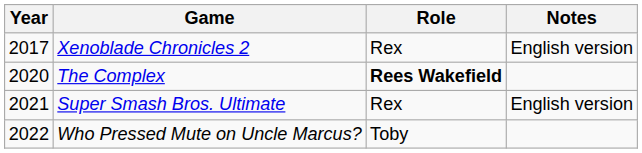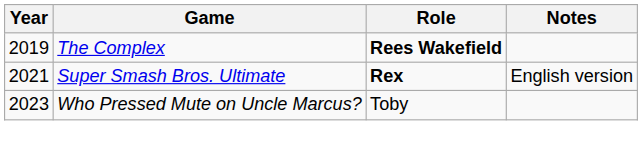- row: (153, 47)
(29, 76) 2020 -> (29, 47) 2019
(386, 104) normal -> (387, 76) bold
(29, 133) 2022 -> (29, 104) 2023
